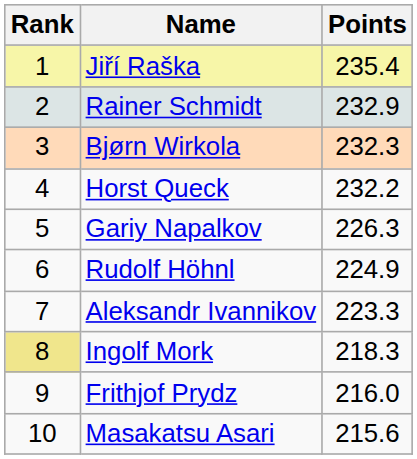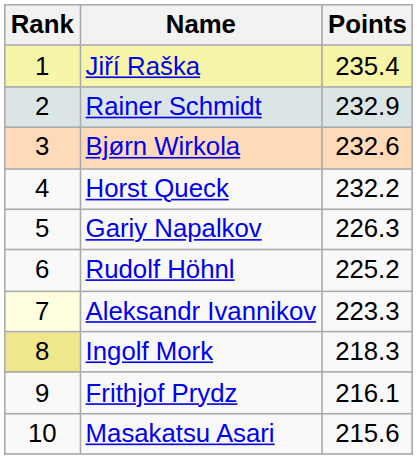(367, 147) 232.3 -> (367, 147) 232.6
(367, 270) 224.9 -> (367, 270) 225.2
(42, 310) no background -> (42, 310) lightyellow background
(367, 392) 216.0 -> (367, 392) 216.1
